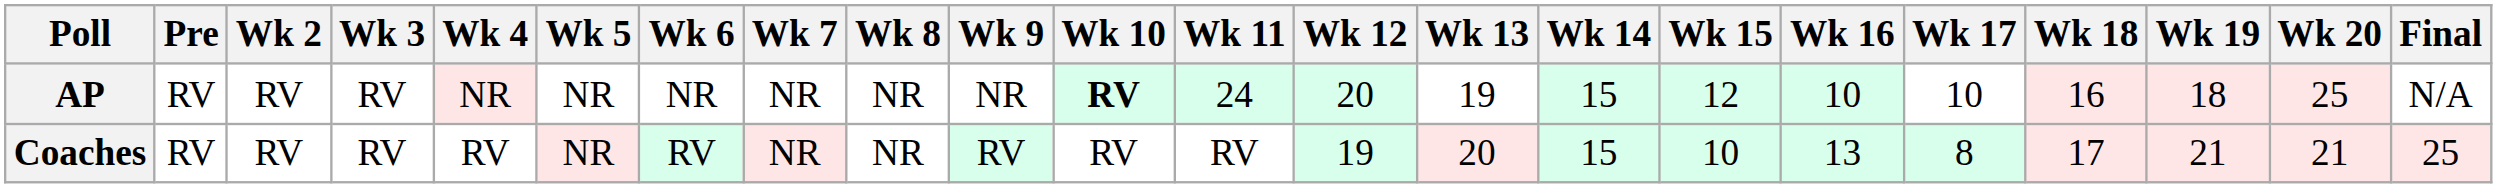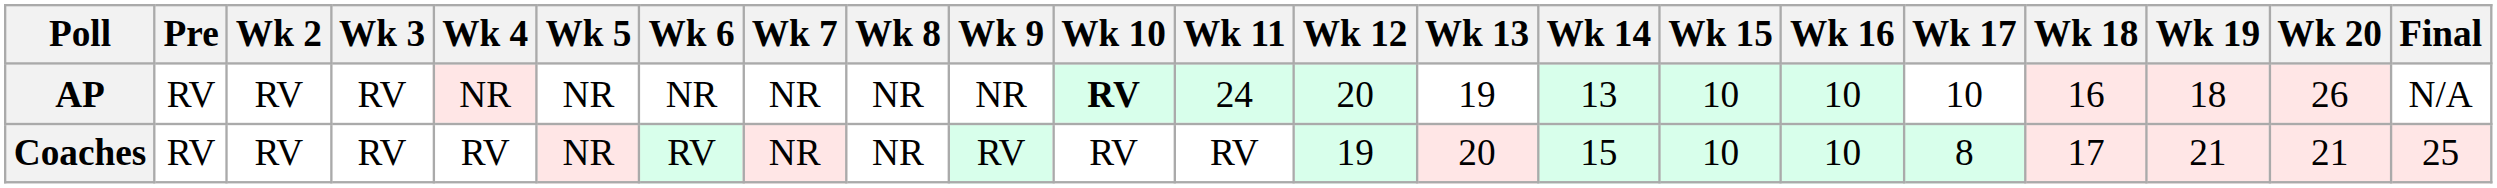(1599, 93) 15 -> (1599, 93) 13
(1721, 93) 12 -> (1721, 93) 10
(2330, 93) 25 -> (2330, 93) 26
(1842, 152) 13 -> (1842, 152) 10
